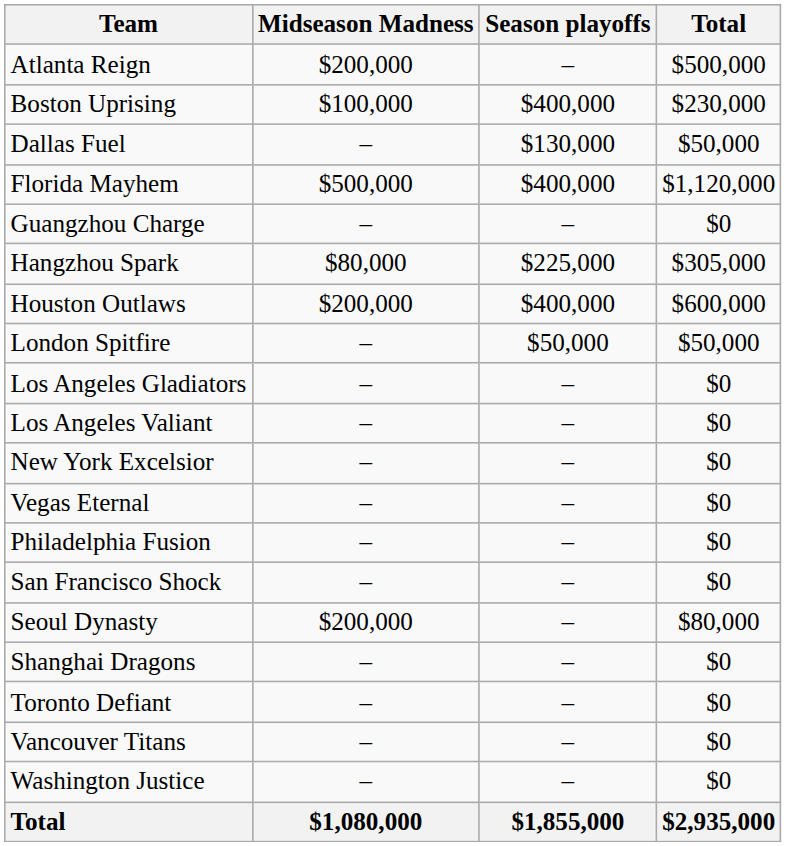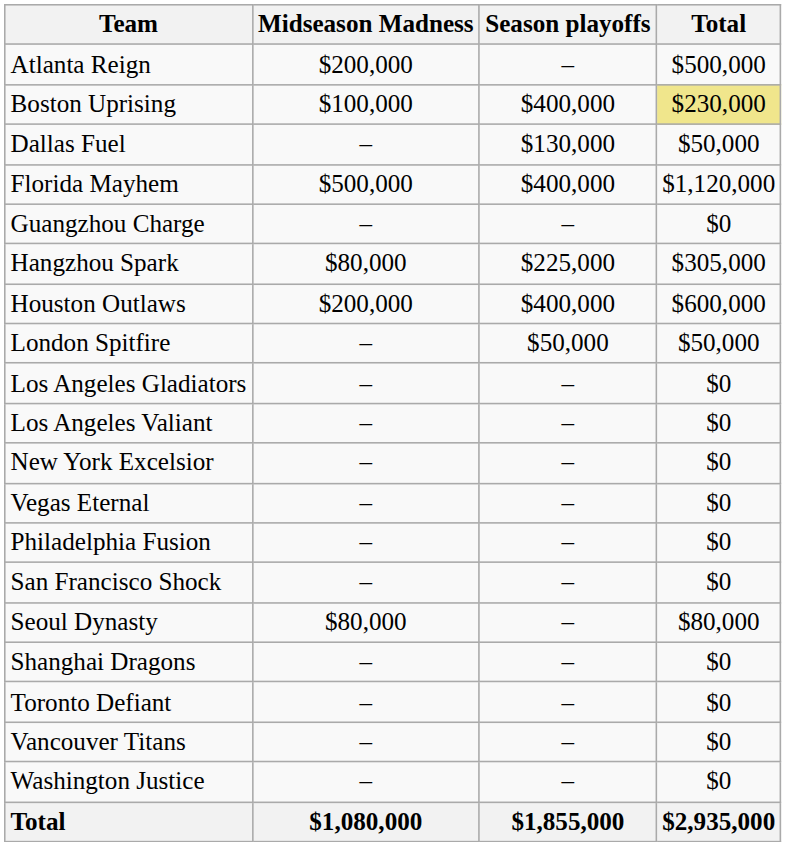(719, 104) no background -> (719, 104) khaki background
(366, 622) $200,000 -> (366, 622) $80,000
